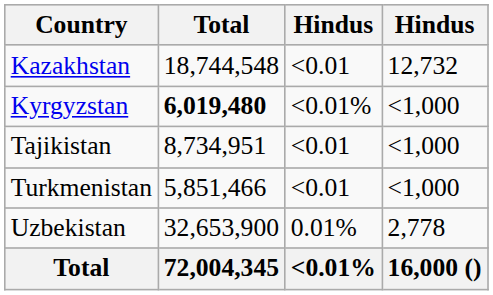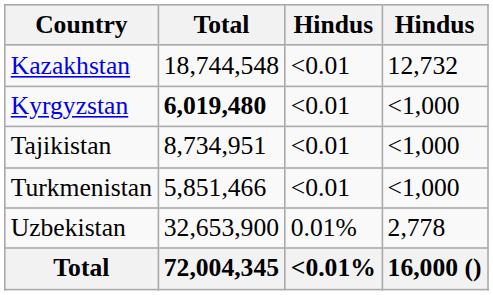(331, 106) <0.01% -> (320, 106) <0.01
